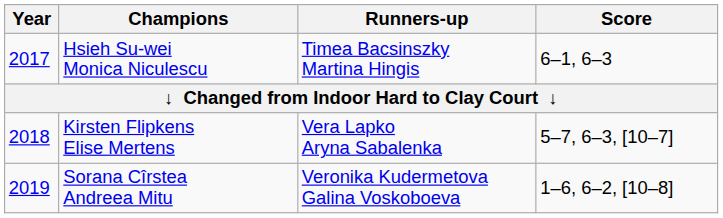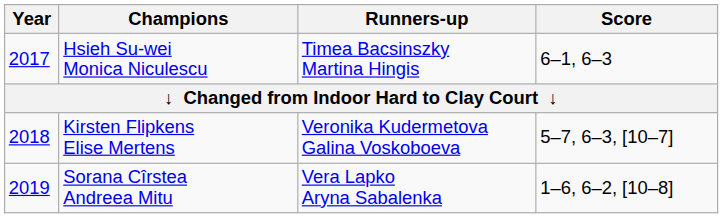(372, 137) Vera Lapko Aryna Sabalenka -> (395, 137) Veronika Kudermetova Galina Voskoboeva
(395, 187) Veronika Kudermetova Galina Voskoboeva -> (372, 187) Vera Lapko Aryna Sabalenka
